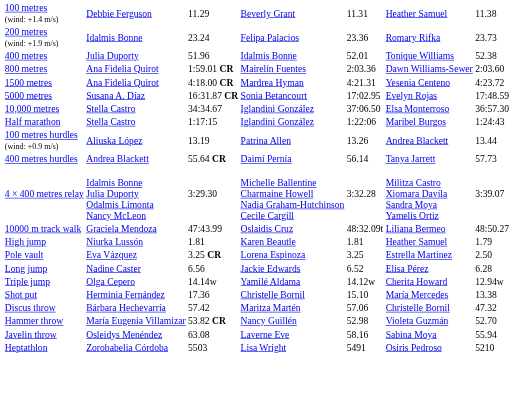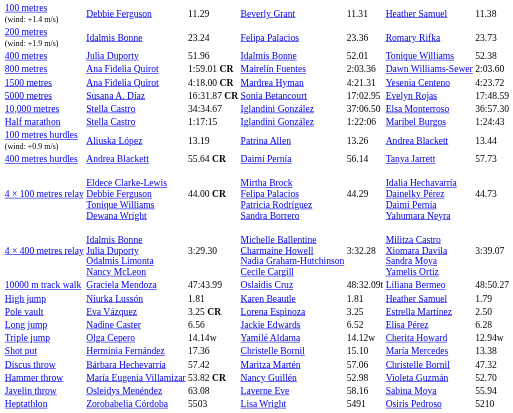+ row: (44, 194)
